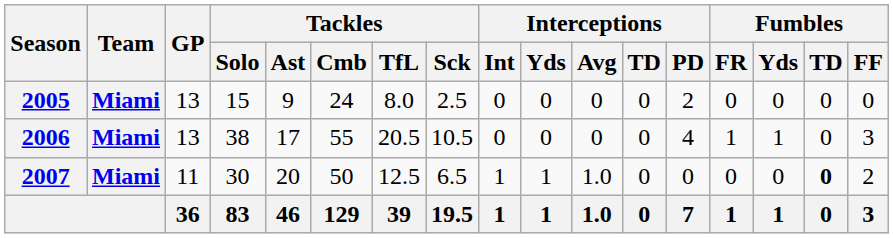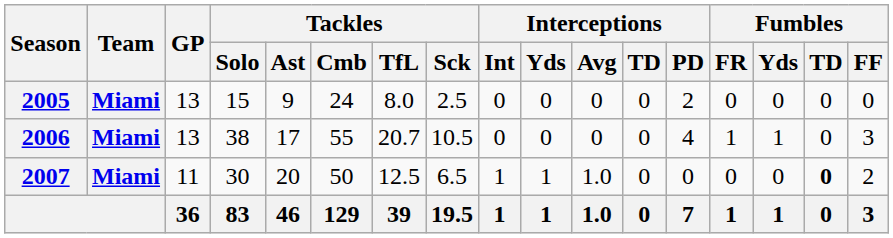(399, 137) 20.5 -> (399, 137) 20.7
